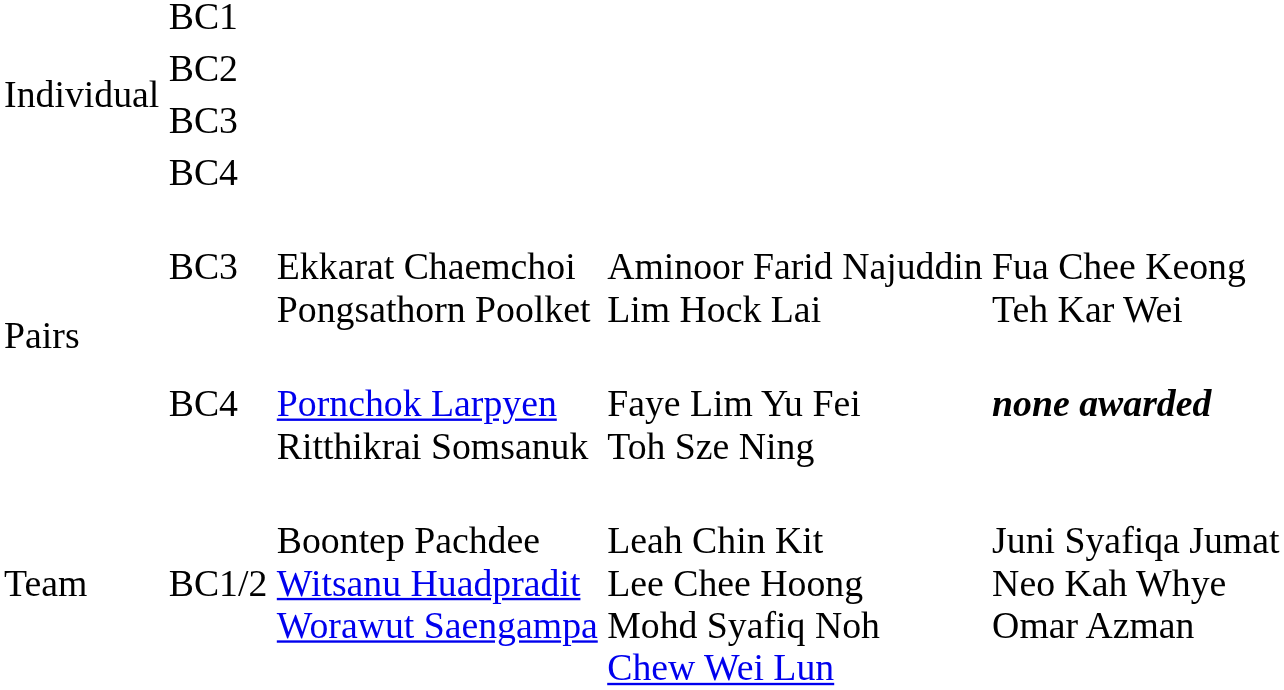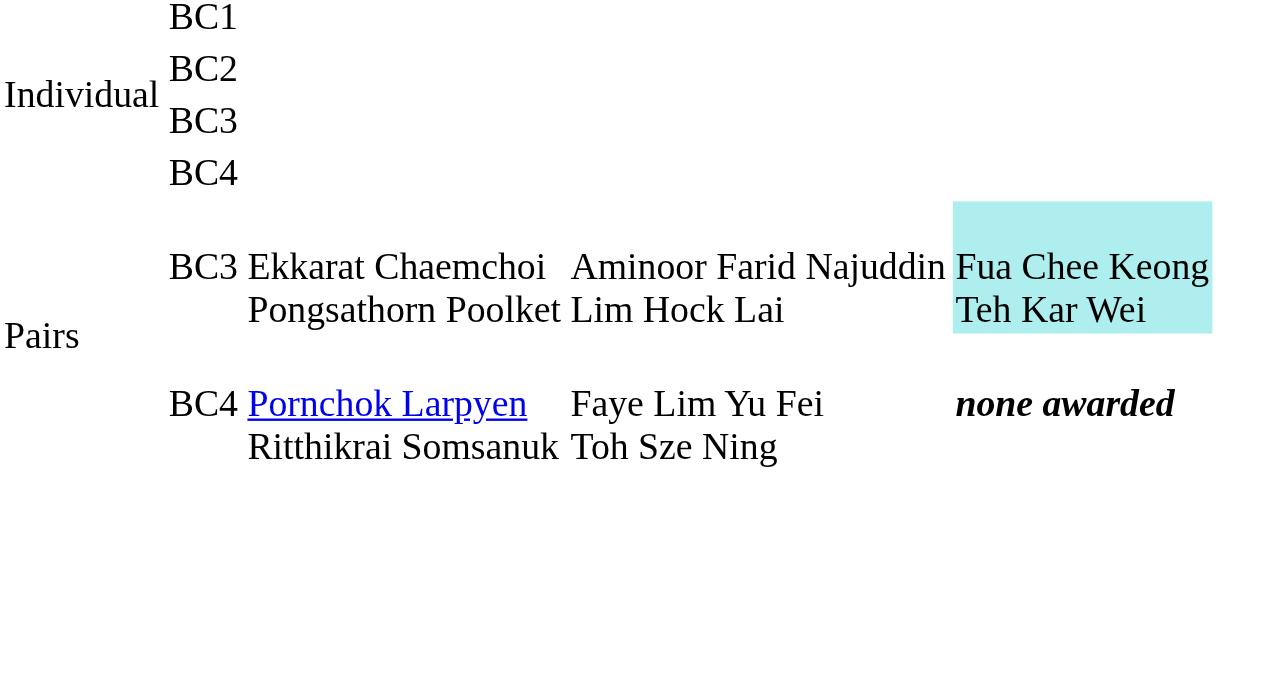(1119, 288) no background -> (1082, 288) paleturquoise background
- row: (218, 583)
